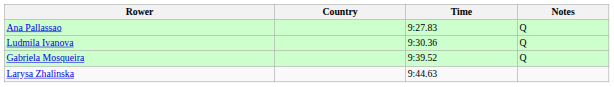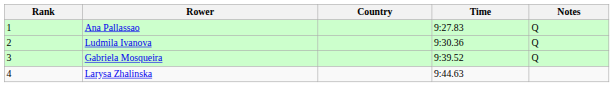+ column: (43, 12)
